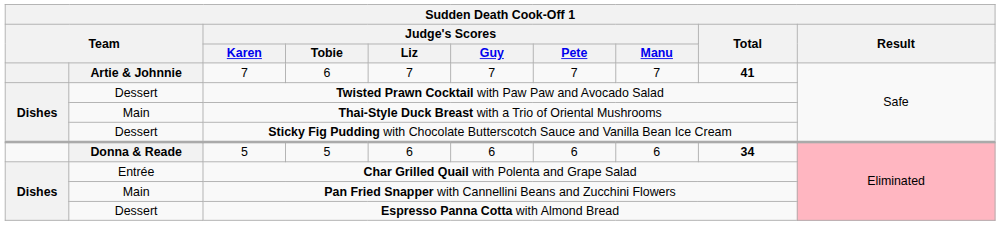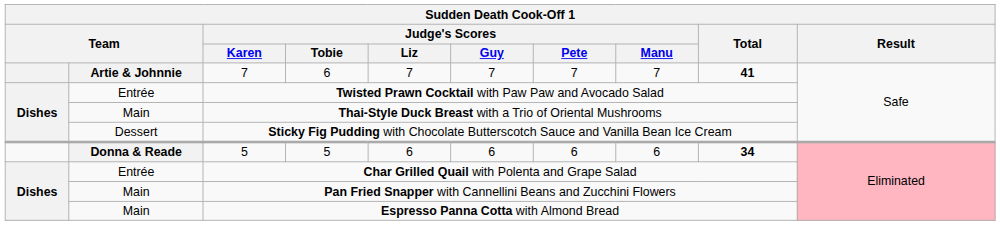(136, 93) Dessert -> (136, 93) Entrée
(136, 211) Dessert -> (136, 211) Main
